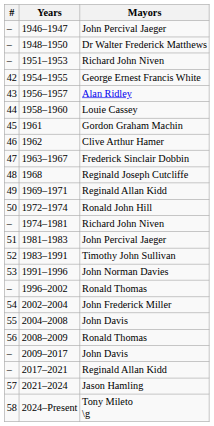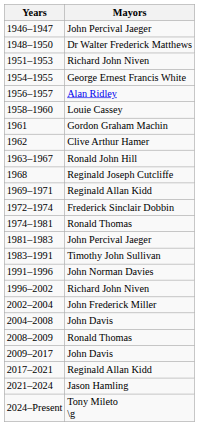- column: (12, 12)
(136, 158) Frederick Sinclair Dobbin -> (102, 158) Ronald John Hill
(117, 207) Ronald John Hill -> (121, 207) Frederick Sinclair Dobbin
(123, 223) Richard John Niven -> (100, 223) Ronald Thomas
(115, 288) Ronald Thomas -> (108, 288) Richard John Niven
